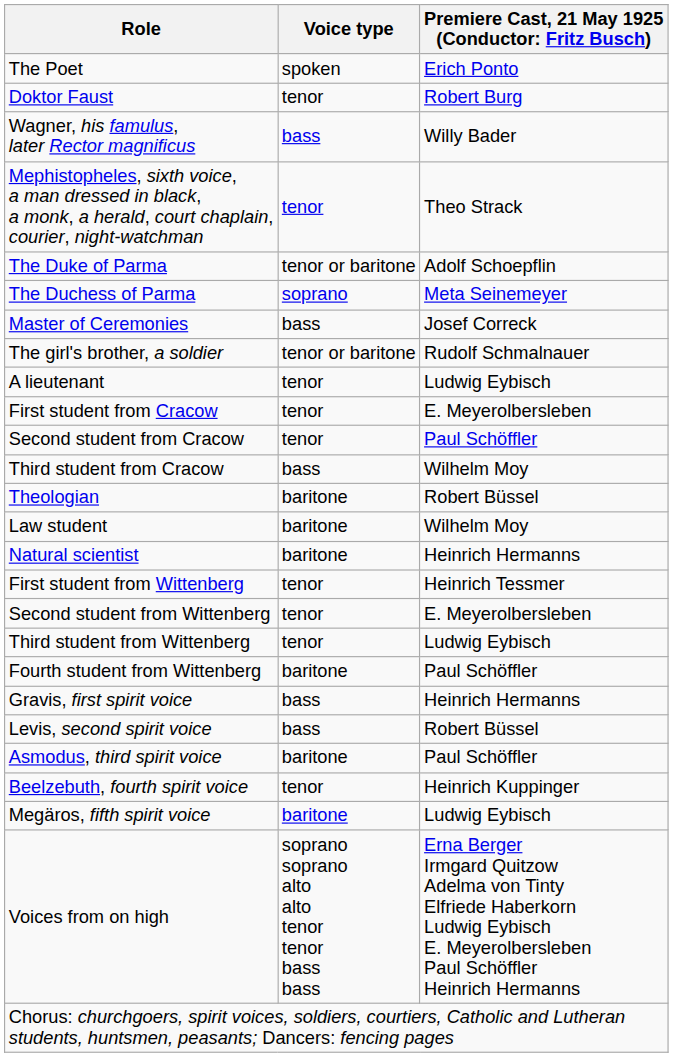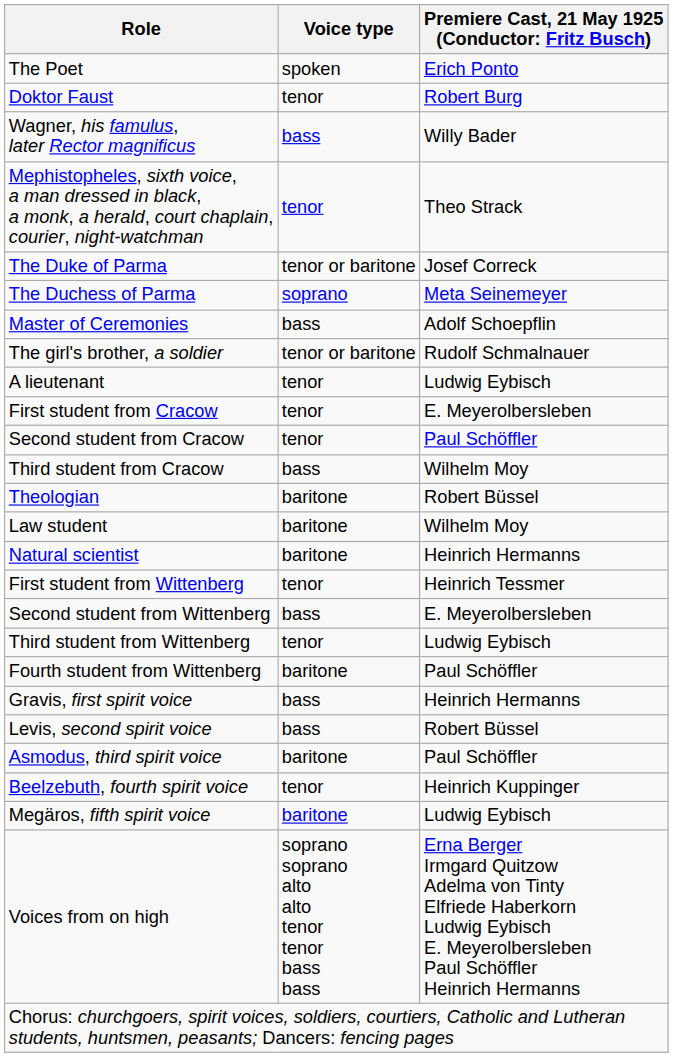(490, 266) Adolf Schoepflin -> (480, 266) Josef Correck
(480, 324) Josef Correck -> (490, 324) Adolf Schoepflin
(303, 613) tenor -> (301, 613) bass
